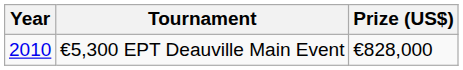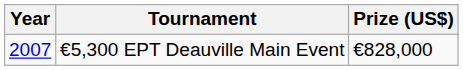(30, 49) 2010 -> (30, 49) 2007
